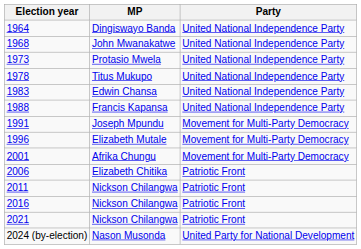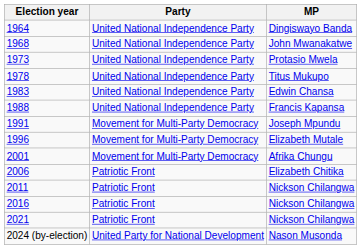columns swapped: (135, 12) <-> (268, 12)
